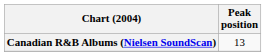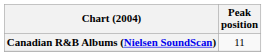(240, 42) 13 -> (240, 42) 11
